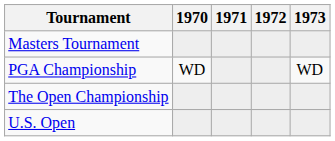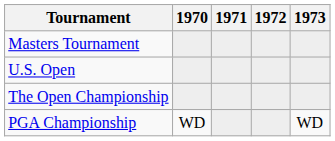rows swapped: (42, 123) <-> (72, 70)
